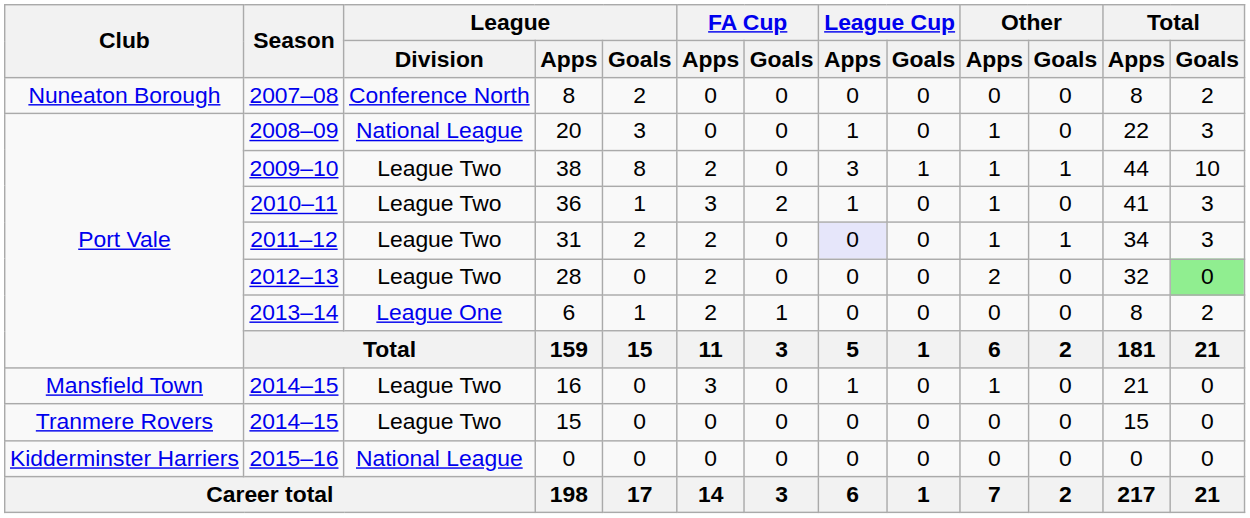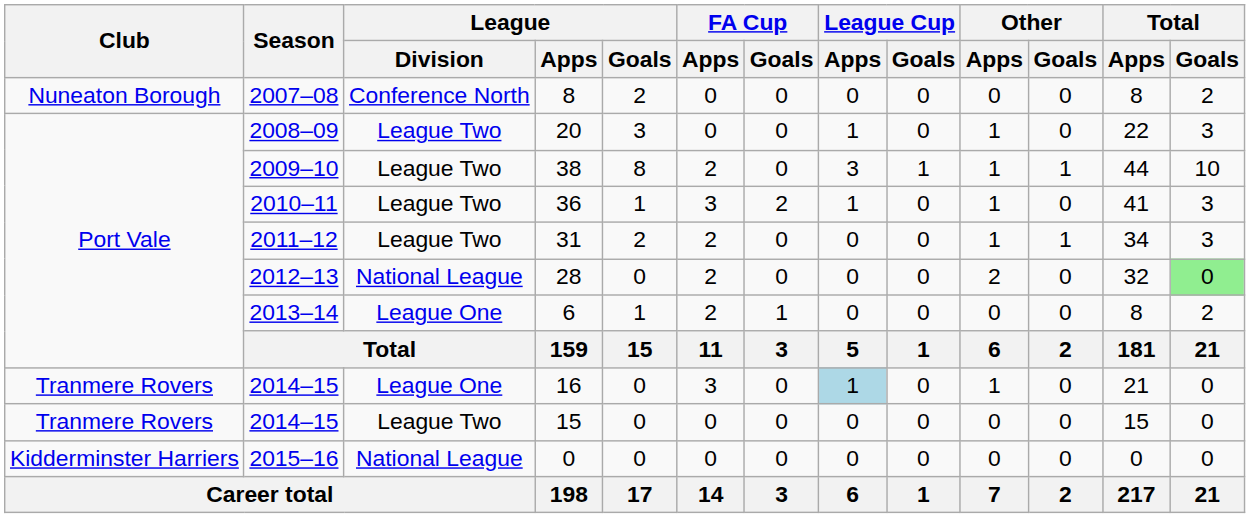(439, 131) National League -> (439, 131) League Two
(853, 240) lavender background -> (853, 240) no background
(439, 276) League Two -> (439, 276) National League
(124, 385) Mansfield Town -> (124, 385) Tranmere Rovers
(439, 385) League Two -> (439, 385) League One
(853, 385) no background -> (853, 385) lightblue background
